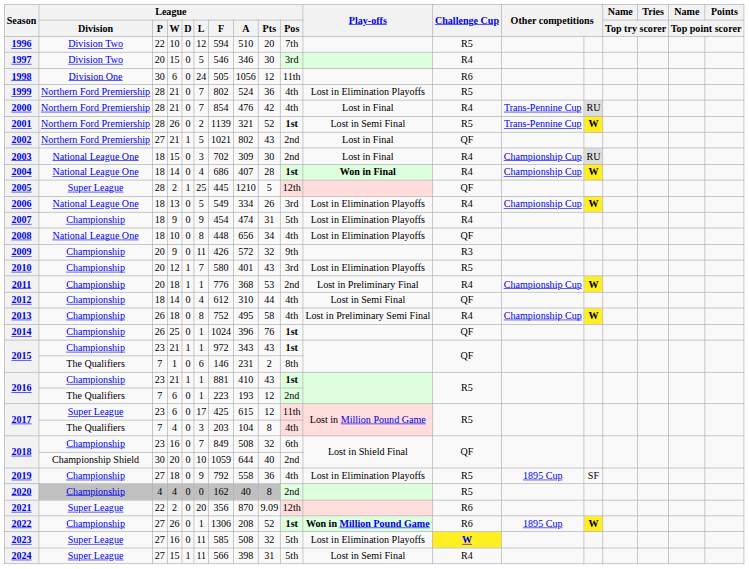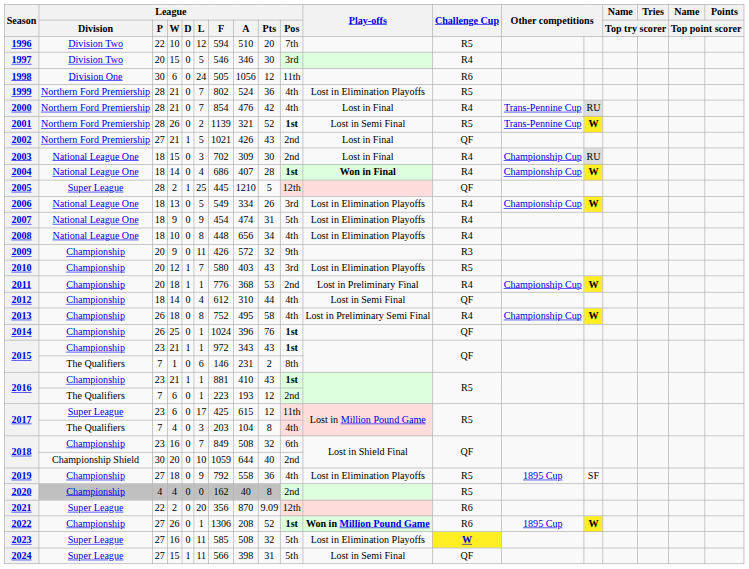(246, 140) 802 -> (246, 140) 426
(96, 220) Championship -> (96, 220) National League One
(467, 236) QF -> (467, 236) R4
(246, 268) 401 -> (246, 268) 403
(467, 556) R4 -> (467, 556) QF
